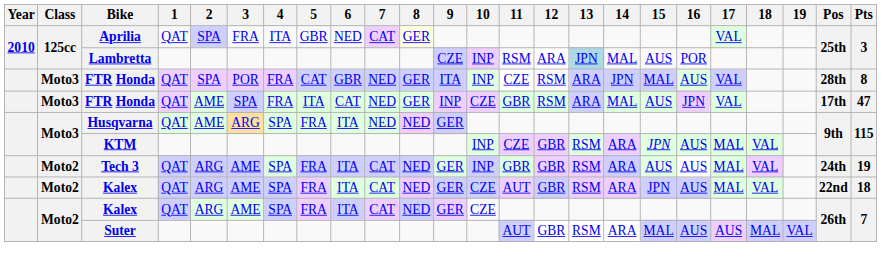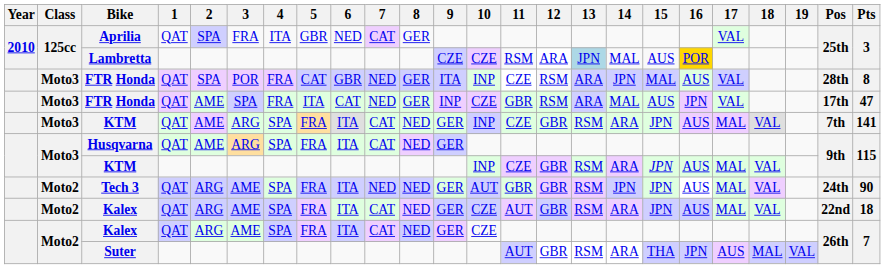(416, 36) lightyellow background -> (416, 36) no background
(483, 58) INP -> (484, 58) CZE
(694, 58) no background -> (696, 58) gold background
+ row: (120, 123)
(382, 123) NED -> (382, 144) CAT
(382, 166) CAT -> (382, 187) NED
(483, 166) INP -> (484, 187) AUT
(622, 166) ARA -> (624, 187) JPN
(659, 166) AUS -> (661, 187) JPN
(864, 166) 19 -> (866, 187) 90
(659, 230) MAL -> (661, 252) THA
(694, 230) AUS -> (696, 252) JPN
